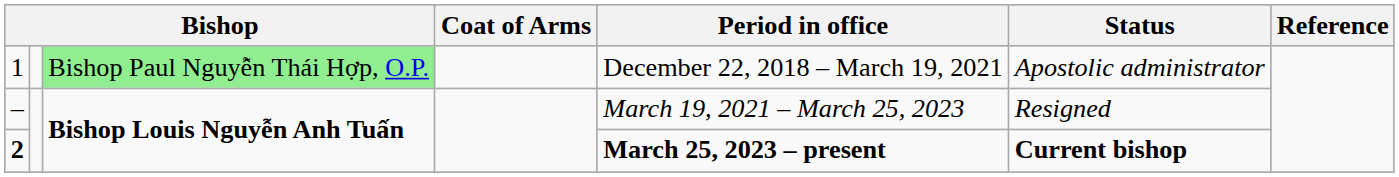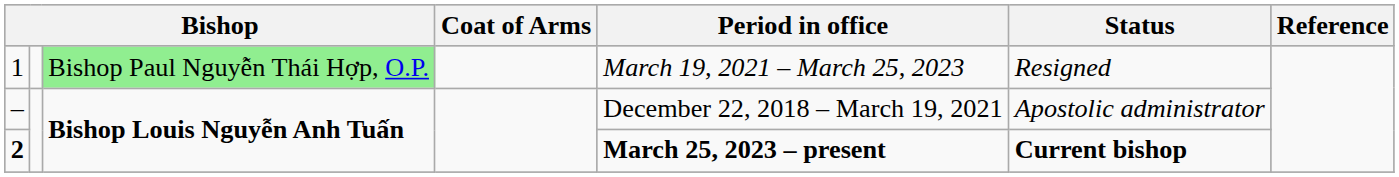(803, 66) December 22, 2018 – March 19, 2021 -> (784, 66) March 19, 2021 – March 25, 2023
(1140, 66) Apostolic administrator -> (1063, 66) Resigned
(784, 108) March 19, 2021 – March 25, 2023 -> (803, 108) December 22, 2018 – March 19, 2021
(1063, 108) Resigned -> (1140, 108) Apostolic administrator
